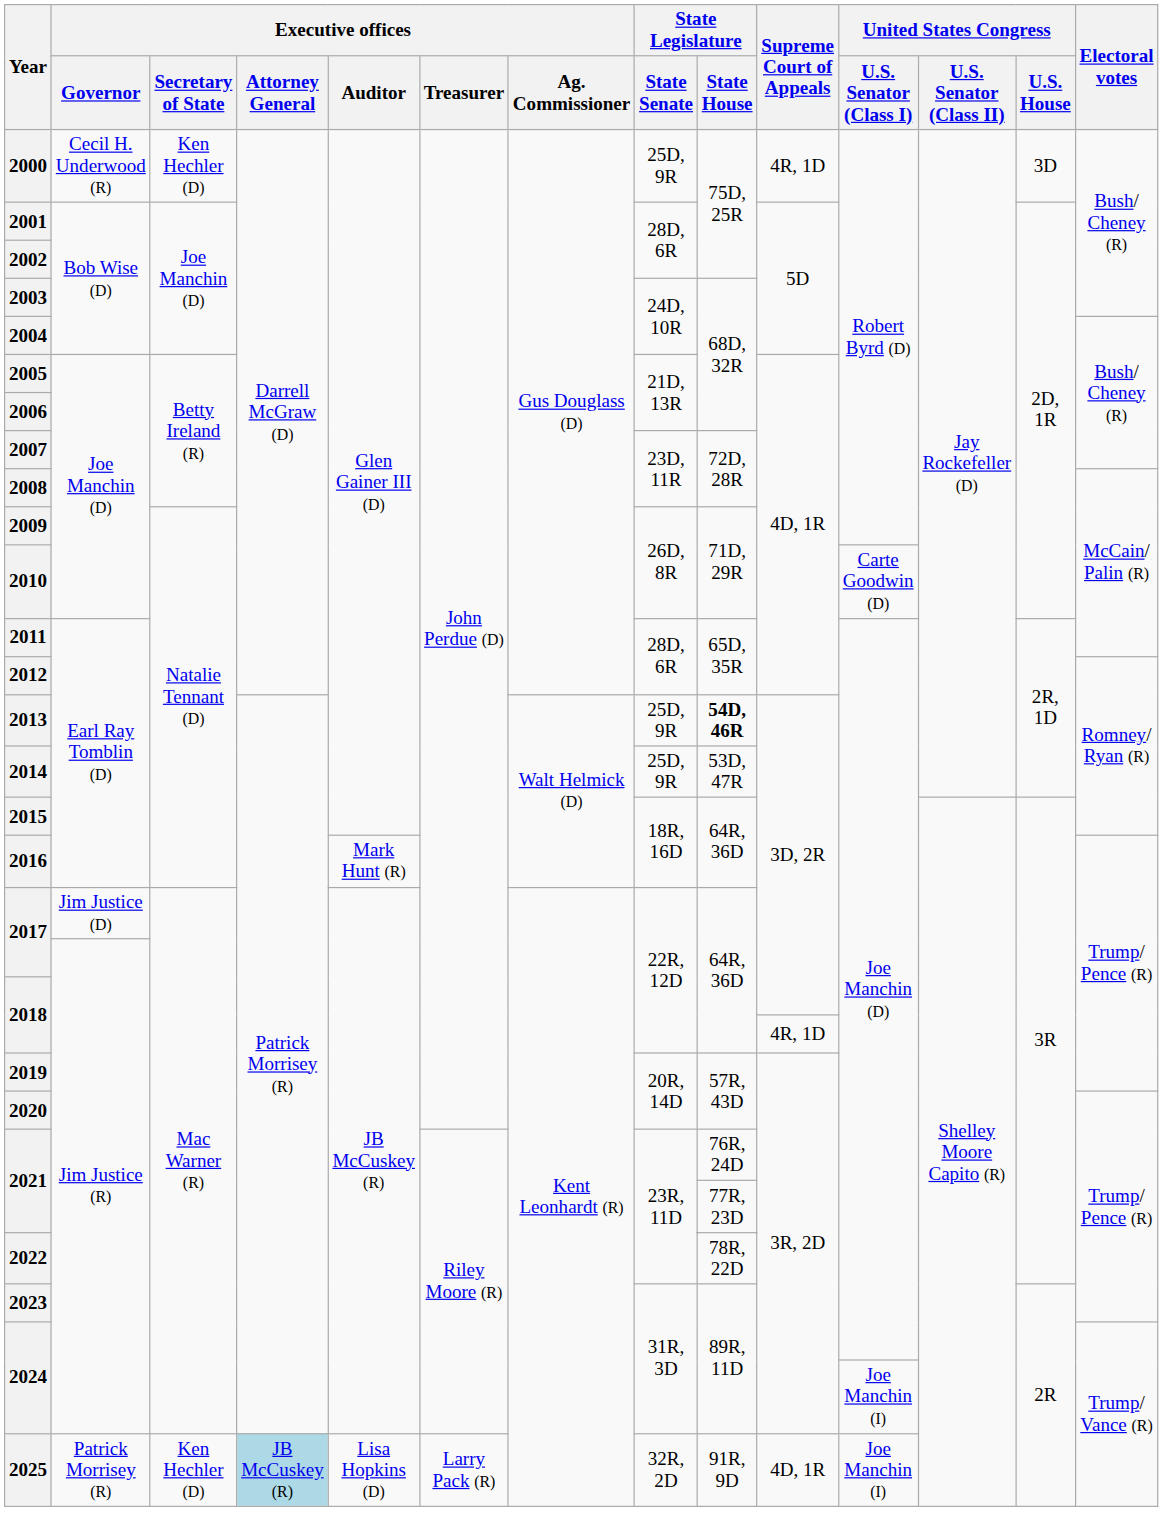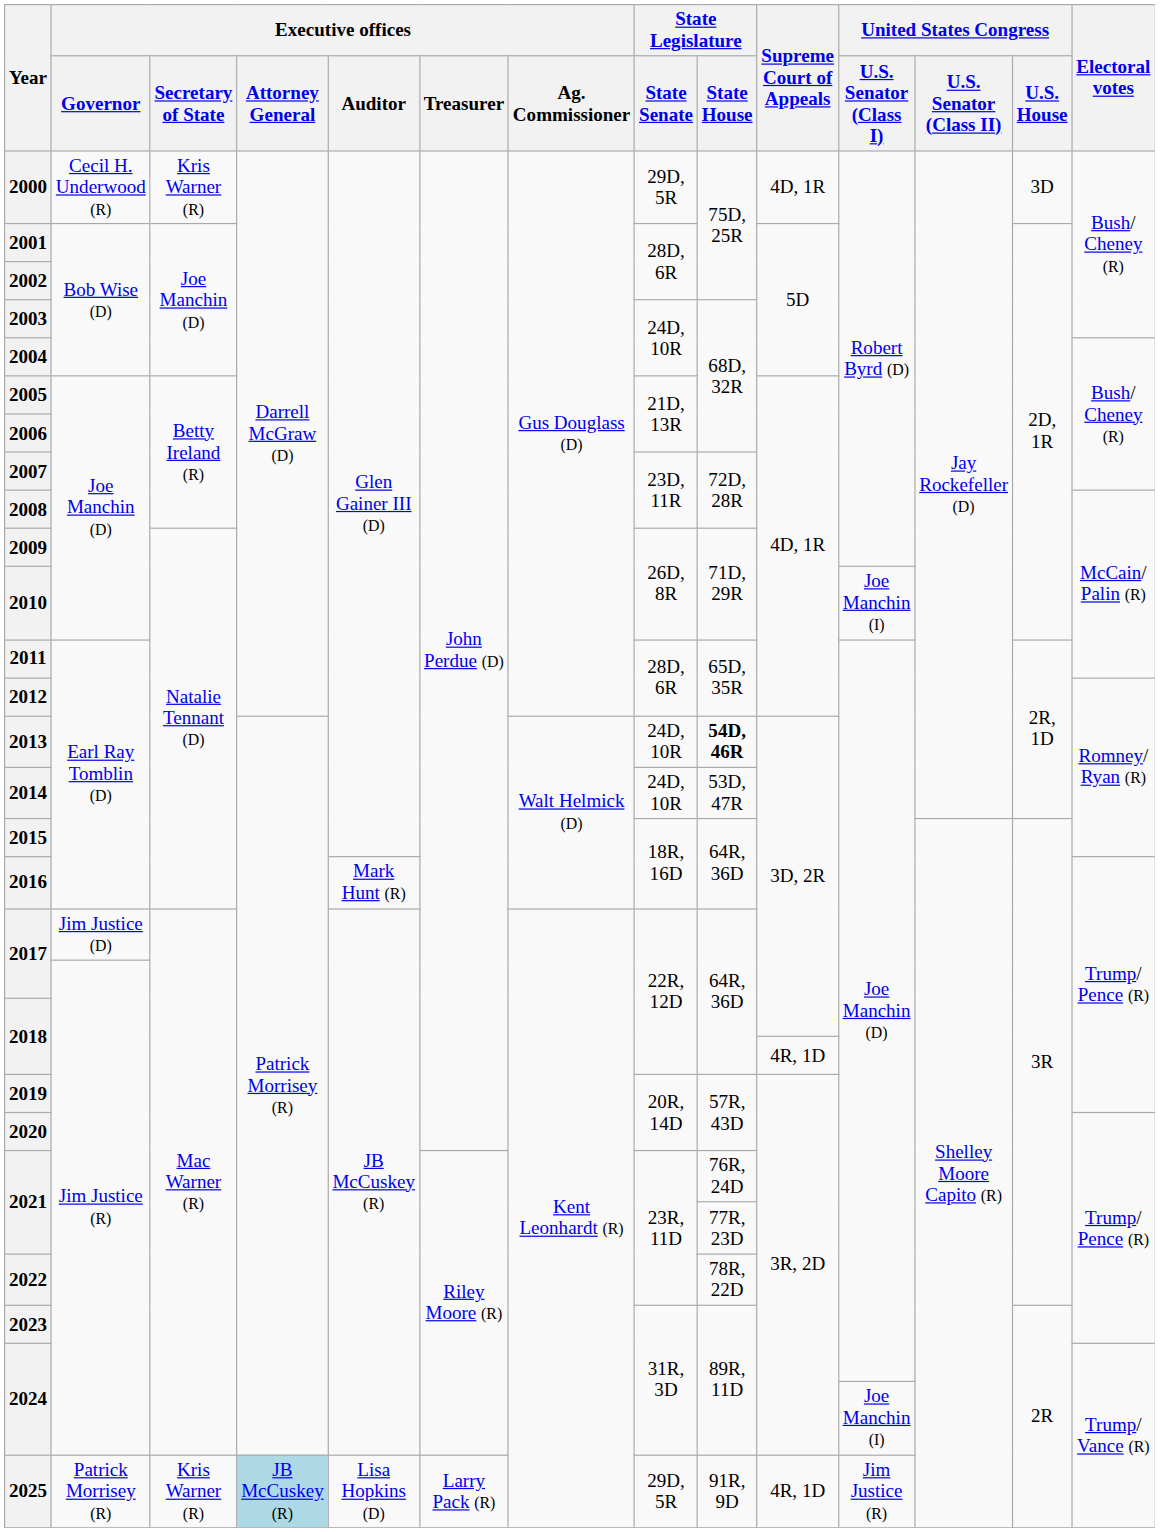(193, 165) Ken Hechler (D) -> (193, 187) Kris Warner (R)
(666, 165) 25D, 9R -> (666, 187) 29D, 5R
(798, 165) 4R, 1D -> (798, 187) 4D, 1R
(878, 581) Carte Goodwin (D) -> (877, 602) Joe Manchin (I)
(666, 719) 25D, 9R -> (666, 741) 24D, 10R
(666, 771) 25D, 9R -> (666, 792) 24D, 10R
(193, 1469) Ken Hechler (D) -> (193, 1491) Kris Warner (R)
(666, 1469) 32R, 2D -> (666, 1491) 29D, 5R
(798, 1469) 4D, 1R -> (798, 1491) 4R, 1D
(878, 1469) Joe Manchin (I) -> (877, 1491) Jim Justice (R)
